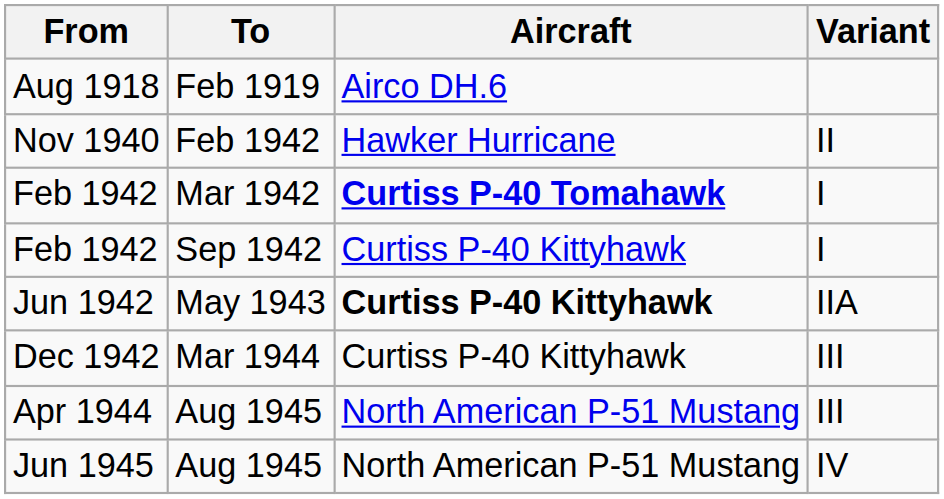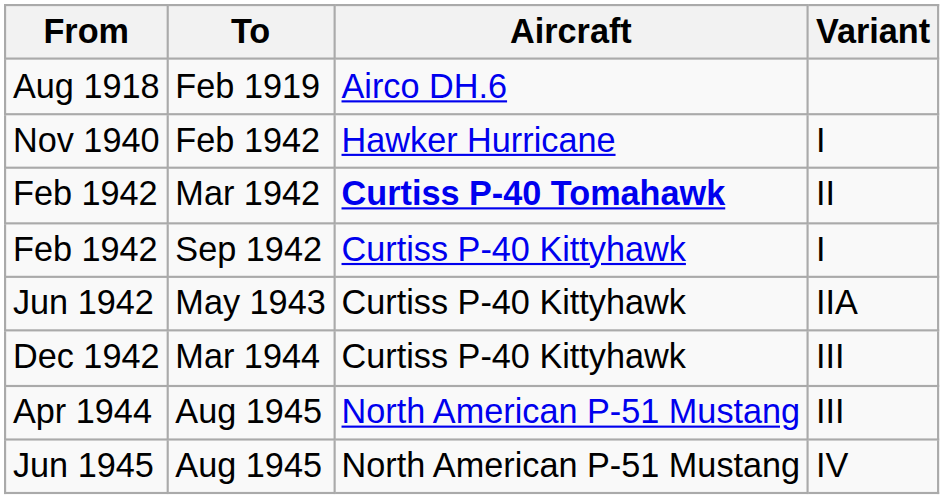(825, 140) II -> (821, 140) I
(821, 194) I -> (825, 194) II
(527, 303) bold -> (514, 303) normal
